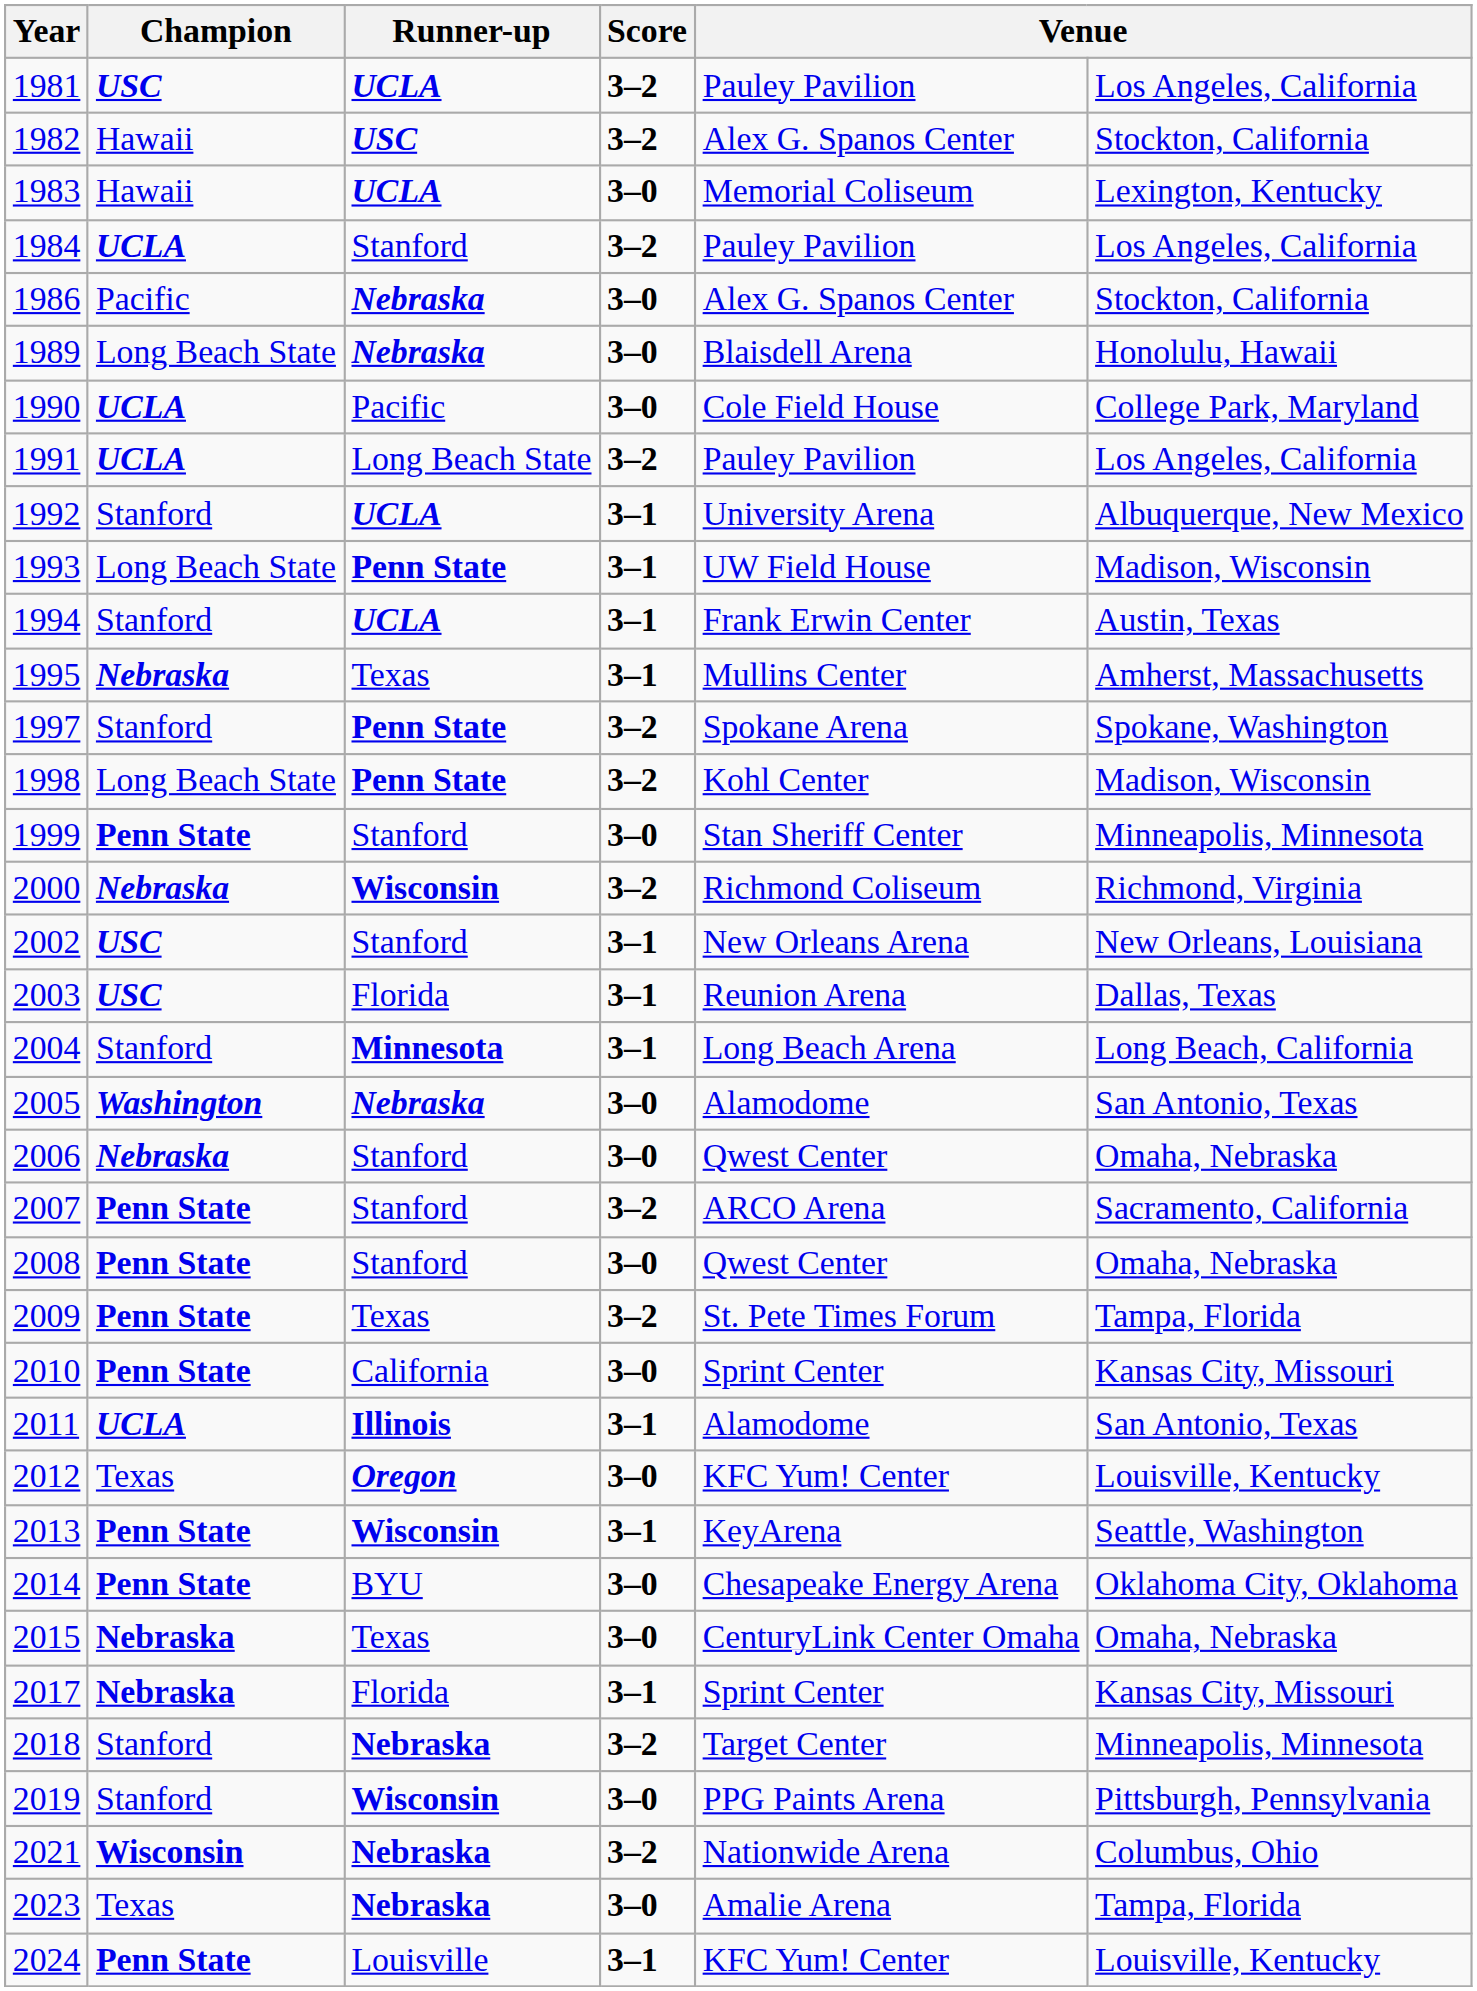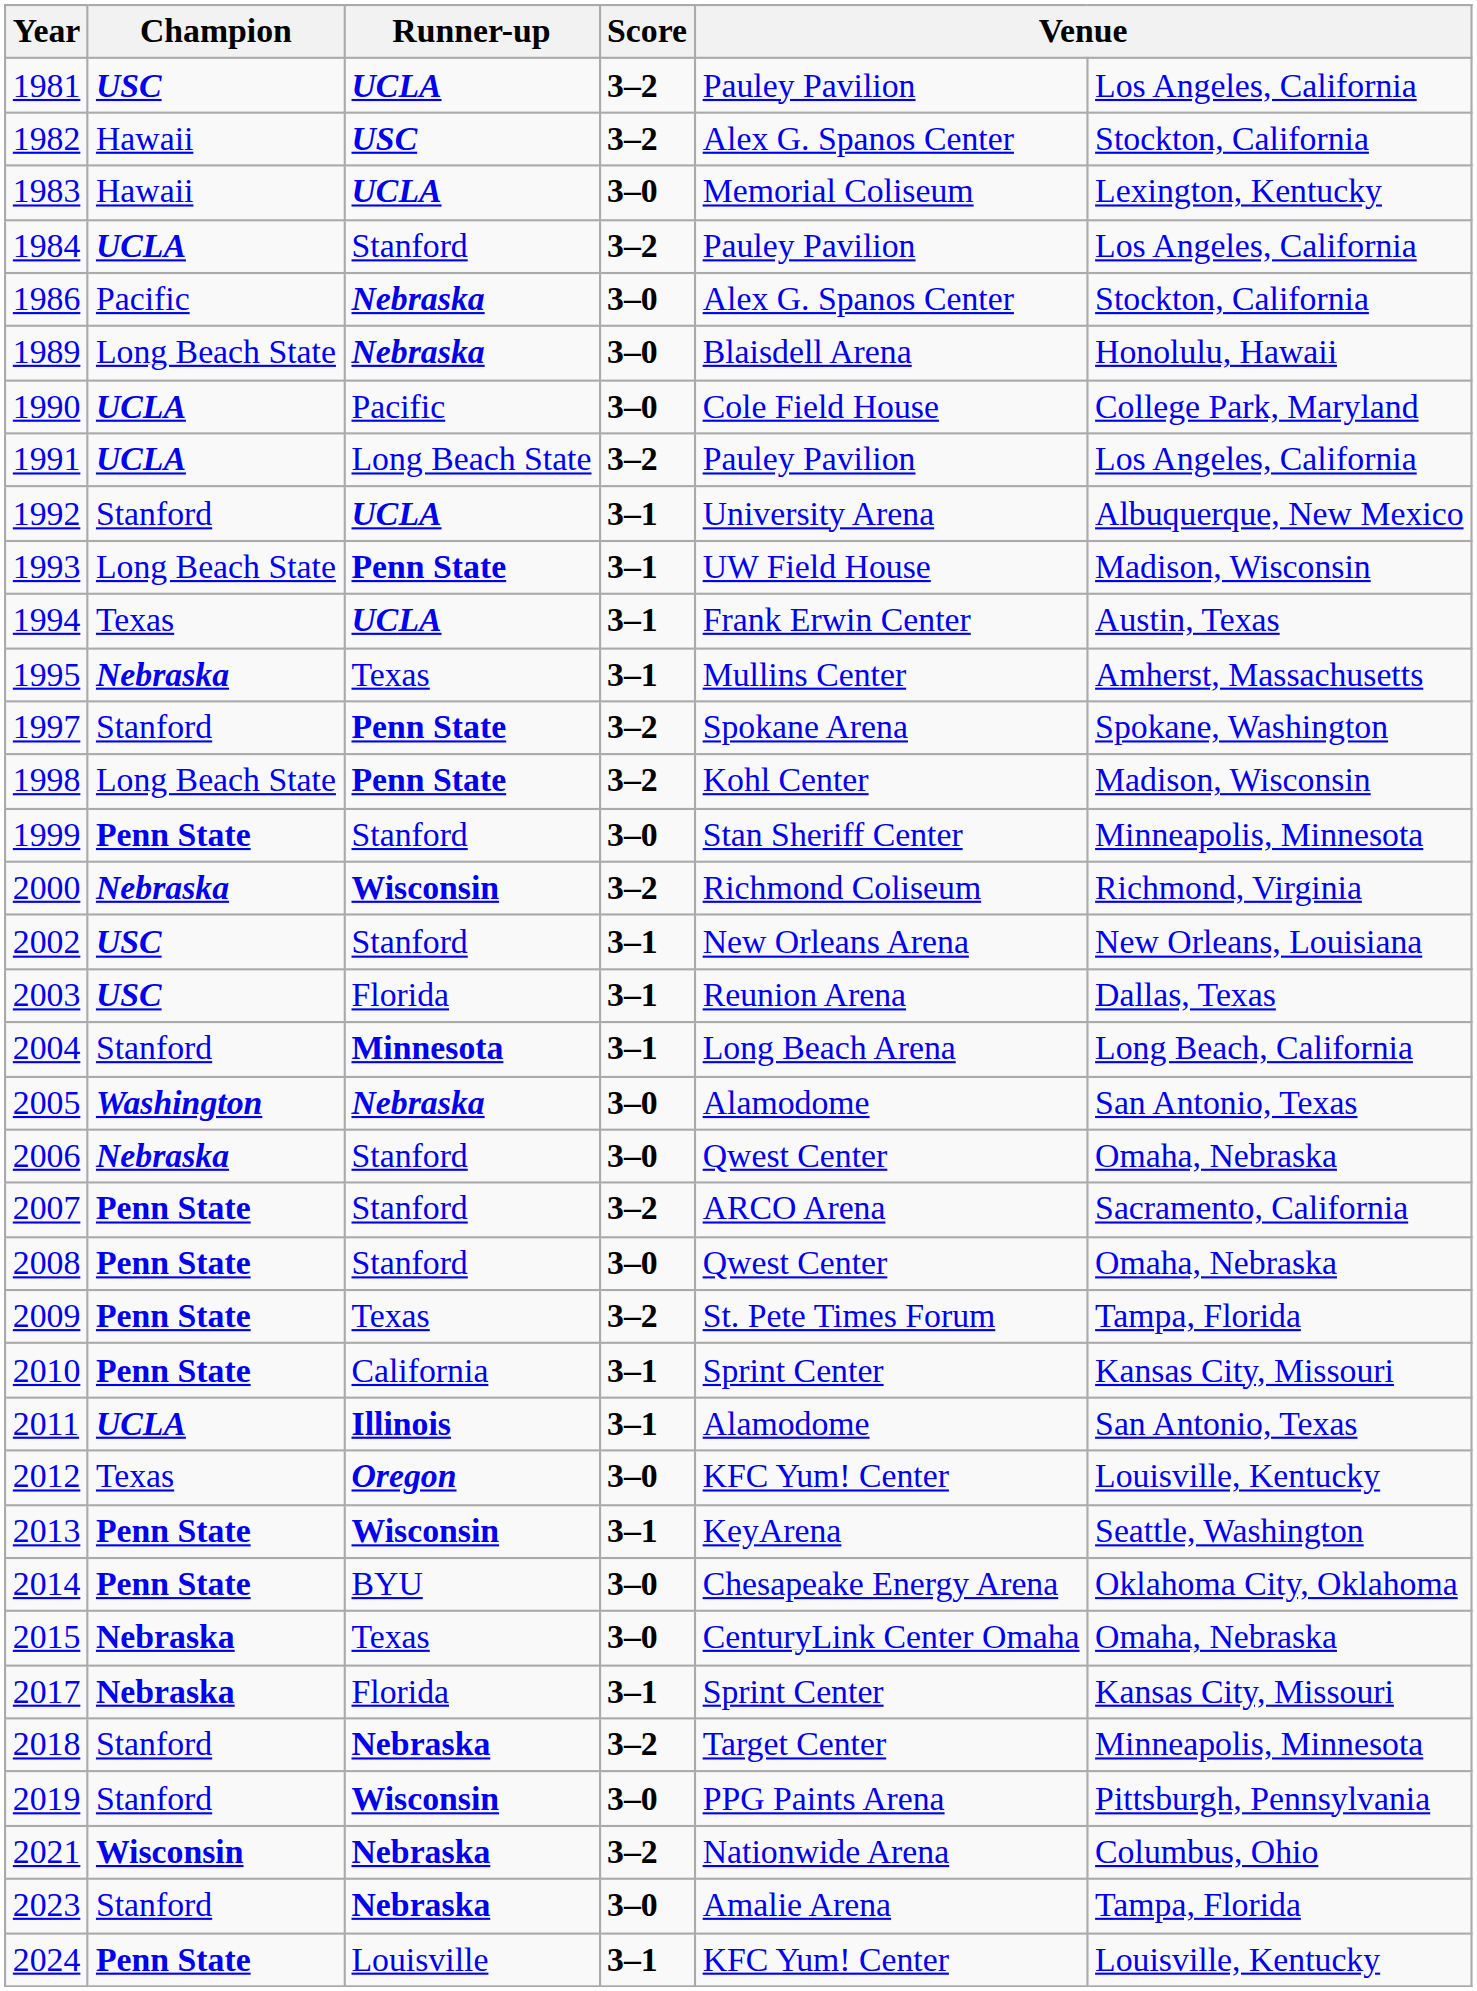(154, 620) Stanford -> (135, 620) Texas
(632, 1369) 3–0 -> (632, 1369) 3–1
(135, 1905) Texas -> (154, 1905) Stanford
